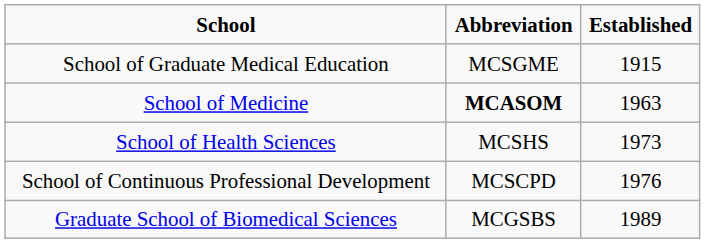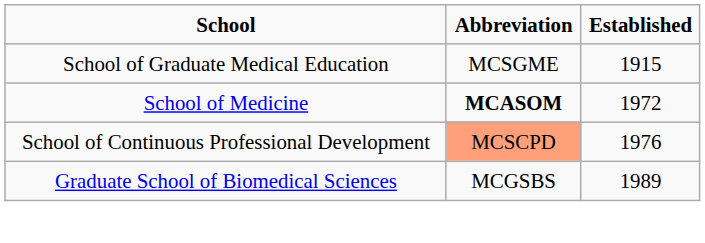(641, 103) 1963 -> (641, 103) 1972
- row: (226, 142)
(514, 181) no background -> (514, 142) lightsalmon background
